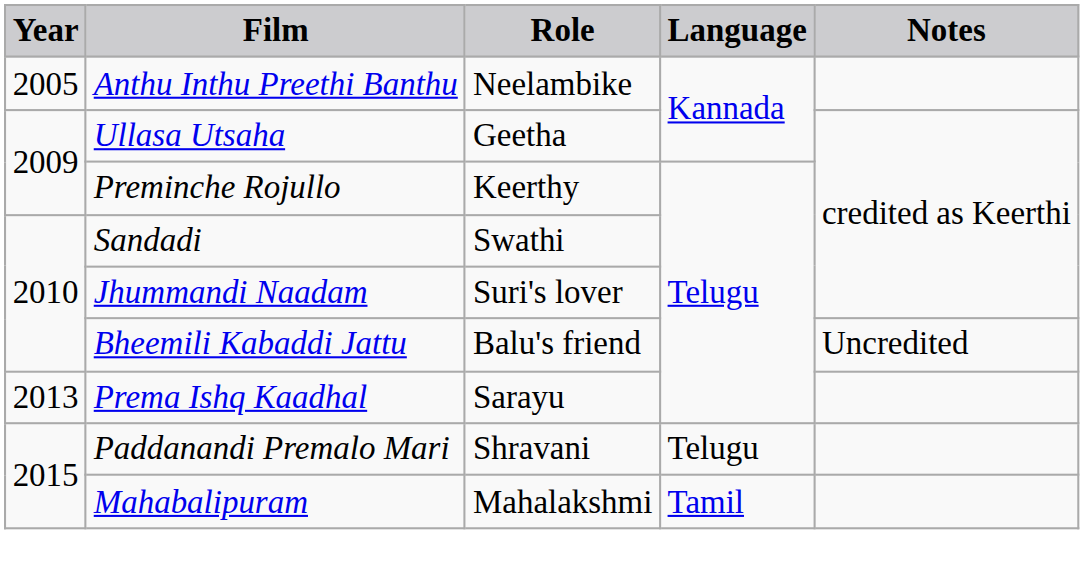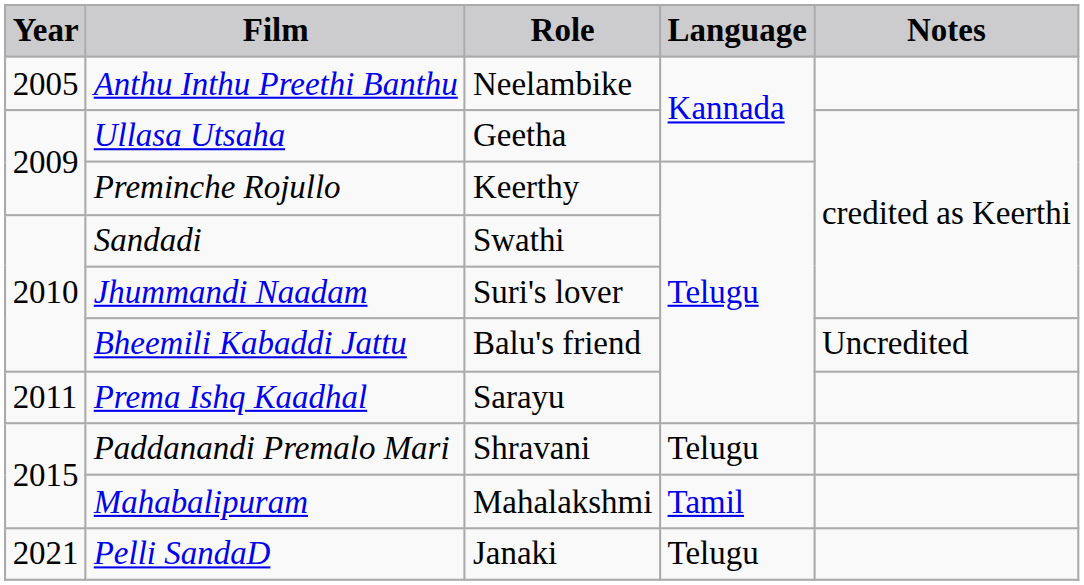(46, 396) 2013 -> (45, 396) 2011
+ row: (182, 553)
